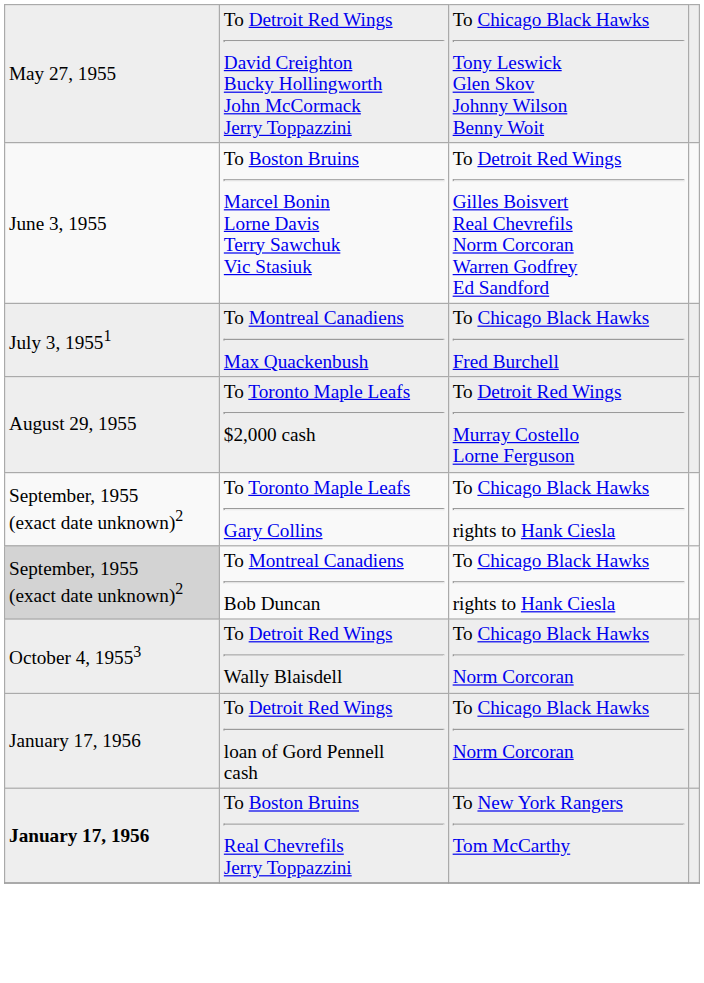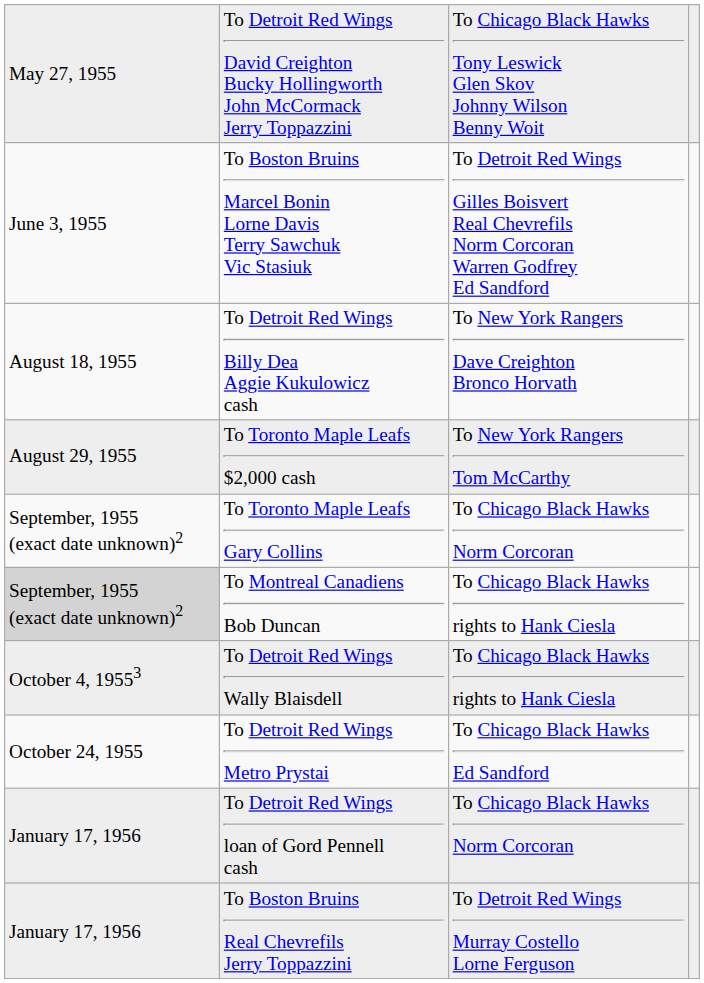- row: (334, 339)
+ row: (334, 361)
(569, 424) To Detroit Red Wings Murray Costello Lorne Ferguson -> (569, 456) To New York Rangers Tom McCarthy
(569, 508) To Chicago Black Hawks rights to Hank Ciesla -> (569, 530) To Chicago Black Hawks Norm Corcoran
(569, 656) To Chicago Black Hawks Norm Corcoran -> (569, 677) To Chicago Black Hawks rights to Hank Ciesla
+ row: (334, 751)
(79, 835) bold -> (75, 930) normal
(569, 824) To New York Rangers Tom McCarthy -> (569, 930) To Detroit Red Wings Murray Costello Lorne Ferguson
